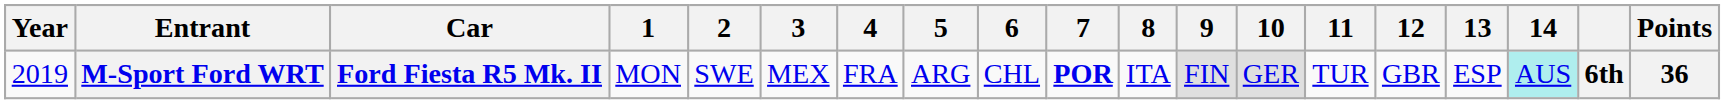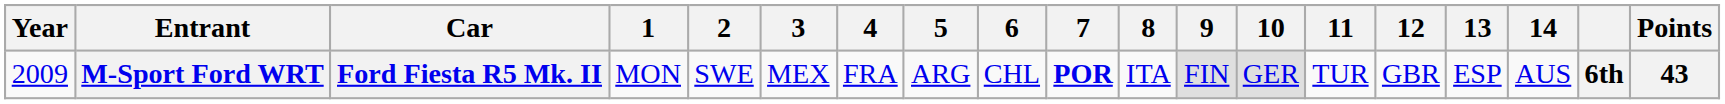(40, 73) 2019 -> (40, 73) 2009
(1543, 73) paleturquoise background -> (1543, 73) no background
(1675, 73) 36 -> (1675, 73) 43
